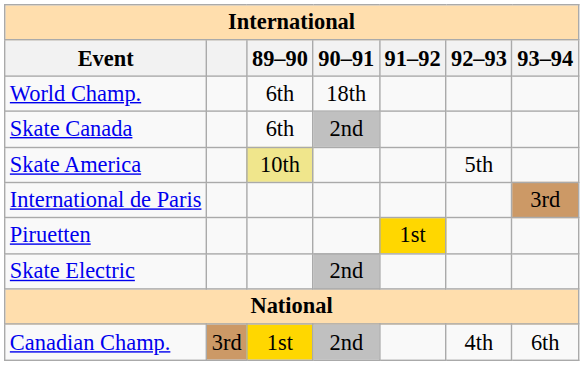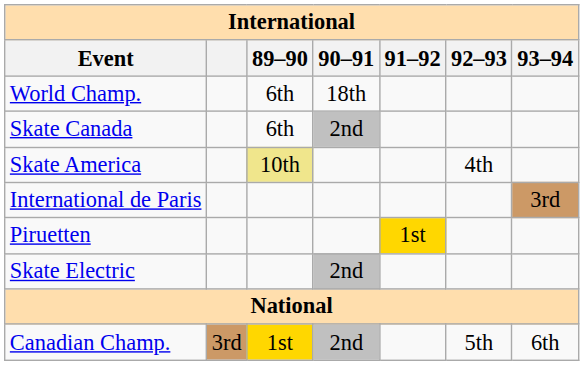(479, 164) 5th -> (479, 164) 4th
(479, 341) 4th -> (479, 341) 5th
